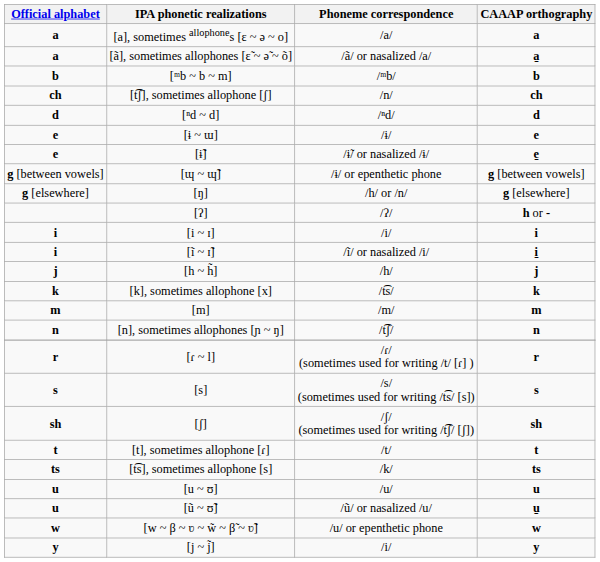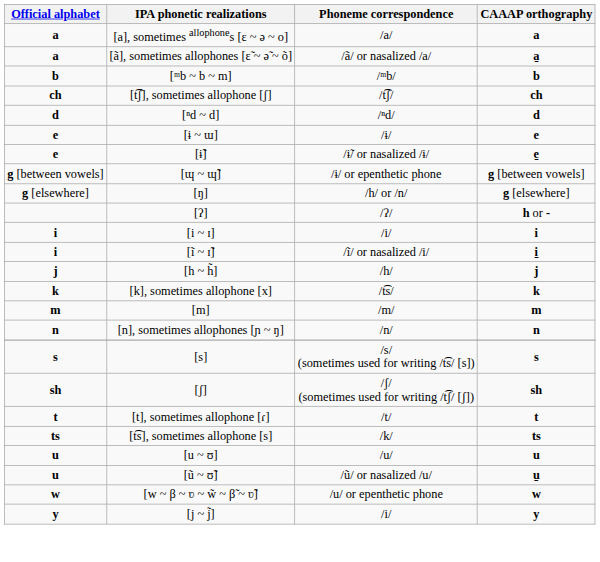(386, 95) /n/ -> (386, 95) /t͡ʃ/
(386, 330) /t͡ʃ/ -> (386, 330) /n/
- row: (201, 356)
